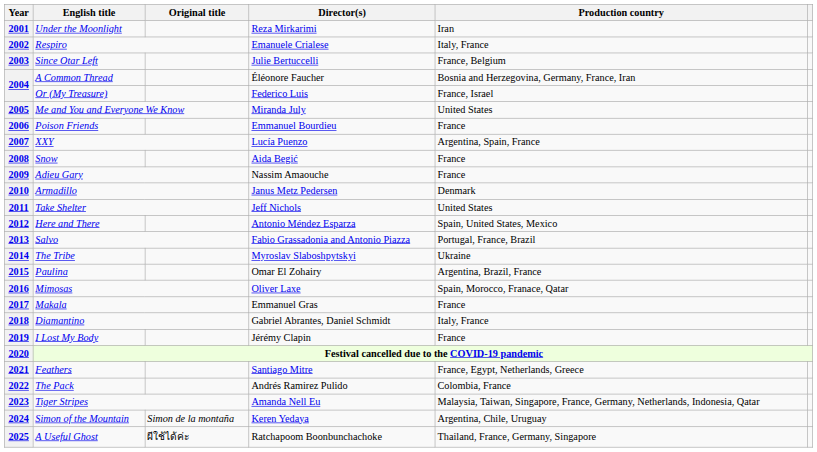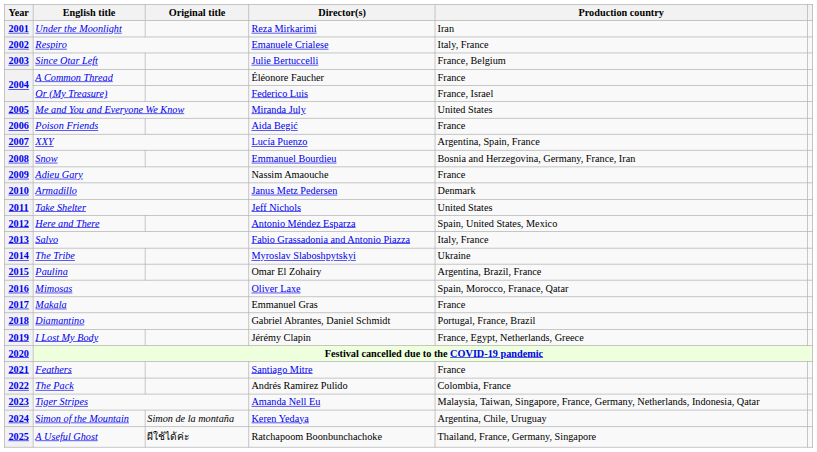(536, 77) Bosnia and Herzegovina, Germany, France, Iran -> (451, 77) France
(294, 126) Emmanuel Bourdieu -> (275, 126) Aida Begić
(275, 158) Aida Begić -> (294, 158) Emmanuel Bourdieu
(451, 158) France -> (536, 158) Bosnia and Herzegovina, Germany, France, Iran
(486, 239) Portugal, France, Brazil -> (463, 239) Italy, France
(463, 321) Italy, France -> (486, 321) Portugal, France, Brazil
(451, 337) France -> (511, 337) France, Egypt, Netherlands, Greece
(511, 369) France, Egypt, Netherlands, Greece -> (451, 369) France
